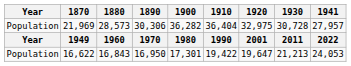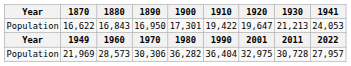rows swapped: (79, 54) <-> (79, 26)
